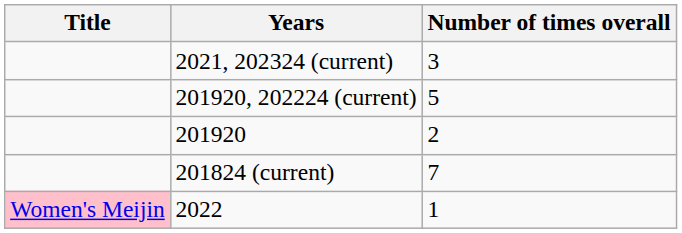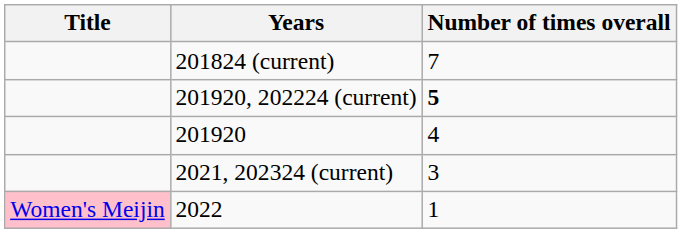rows swapped: (255, 172) <-> (284, 60)
(433, 97) normal -> (433, 97) bold
(433, 135) 2 -> (433, 135) 4
